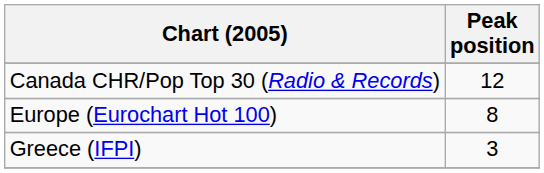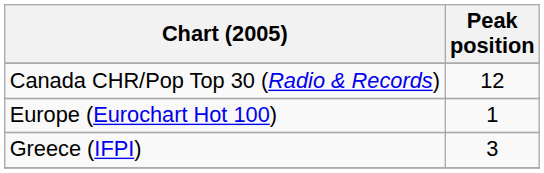(492, 115) 8 -> (492, 115) 1
